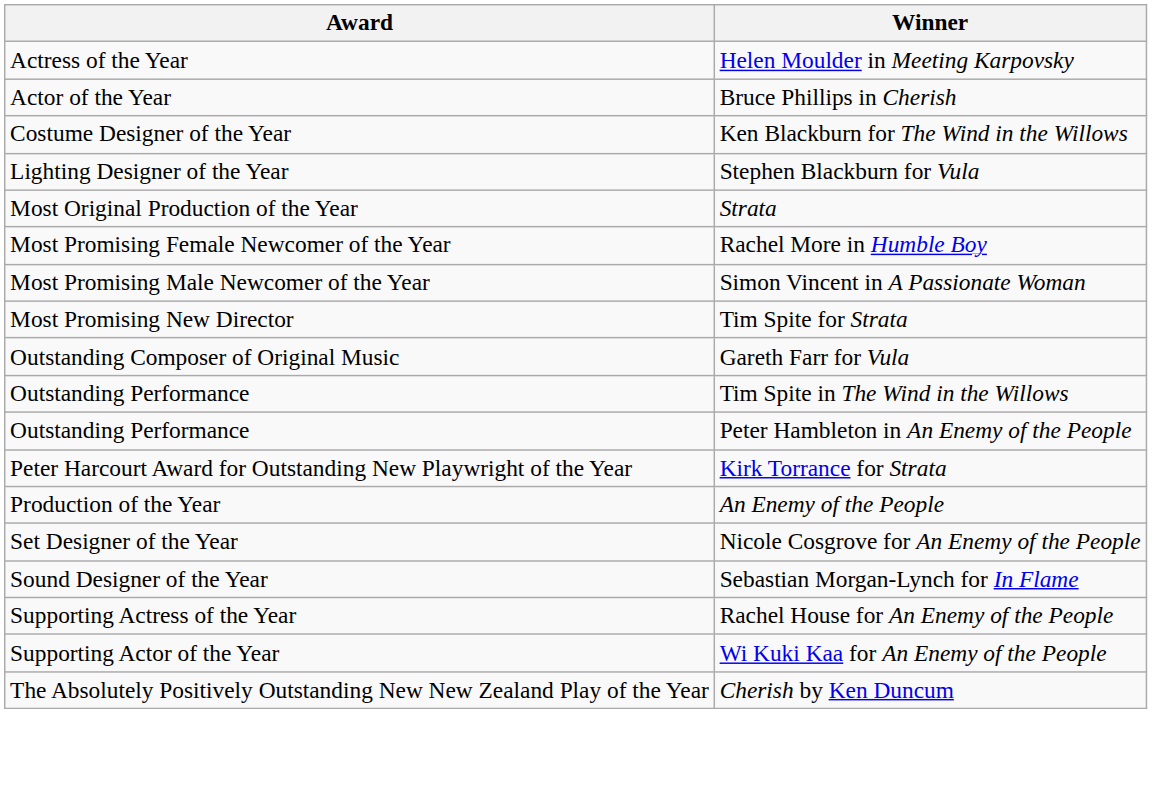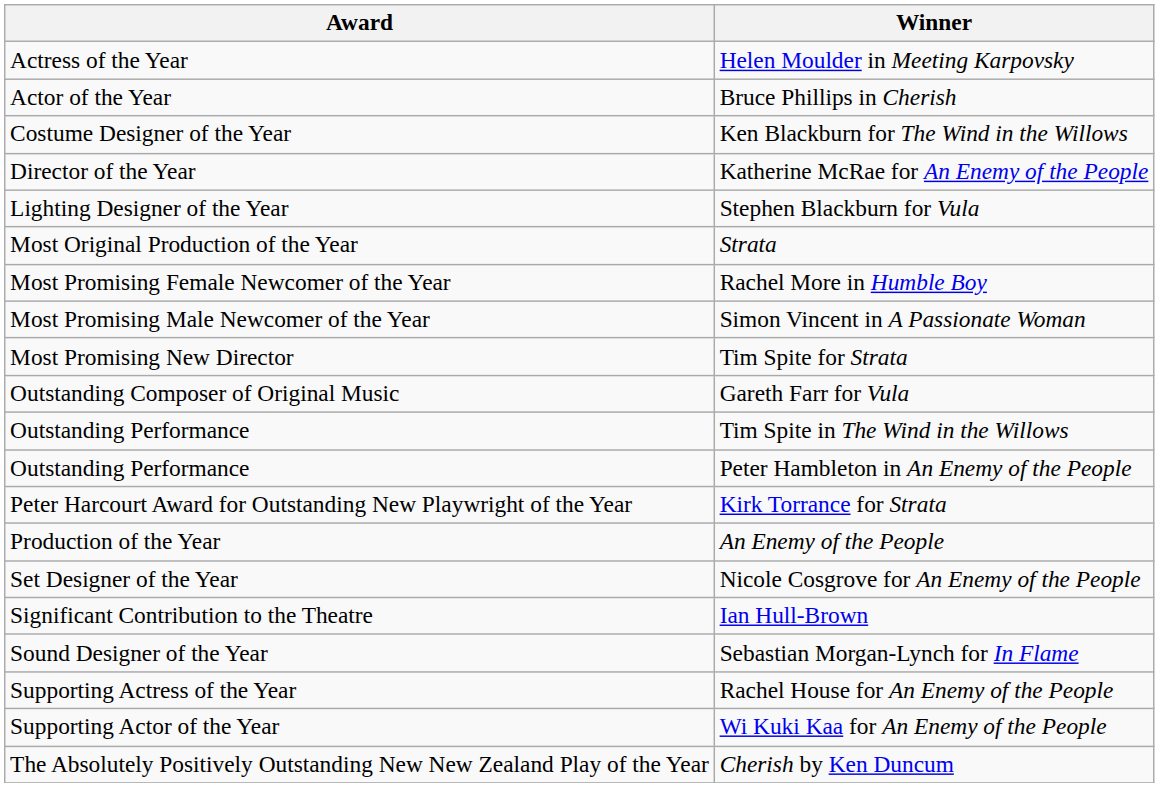+ row: (934, 171)
+ row: (794, 615)
